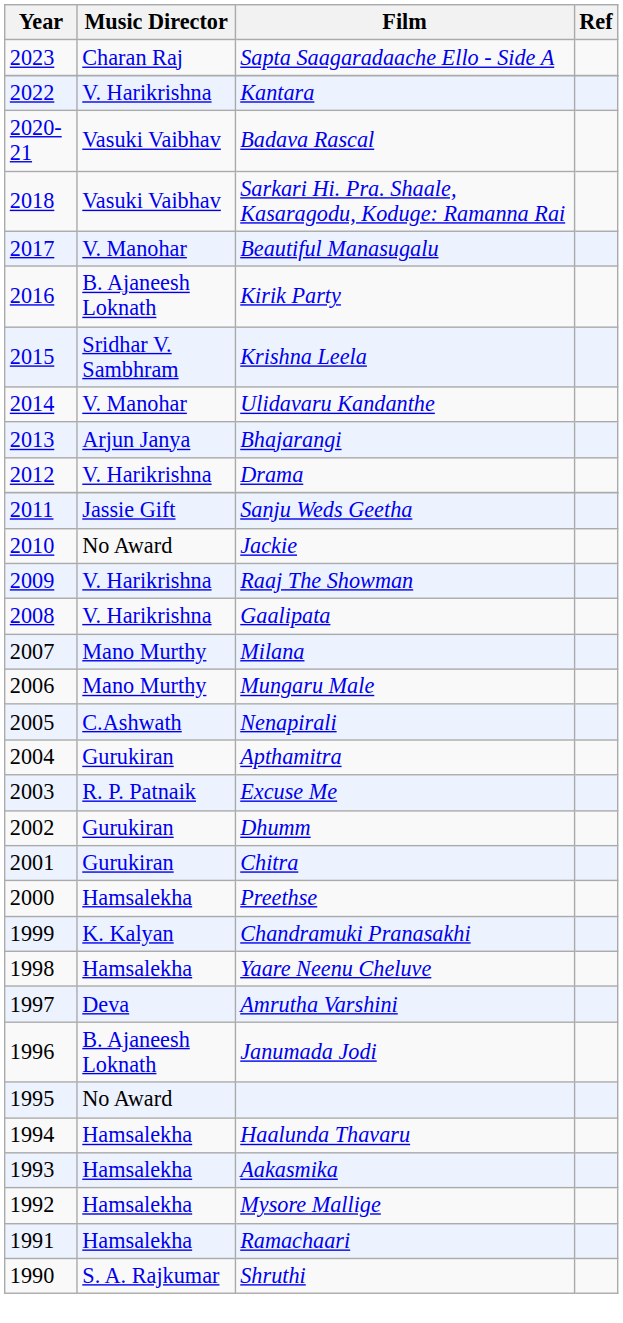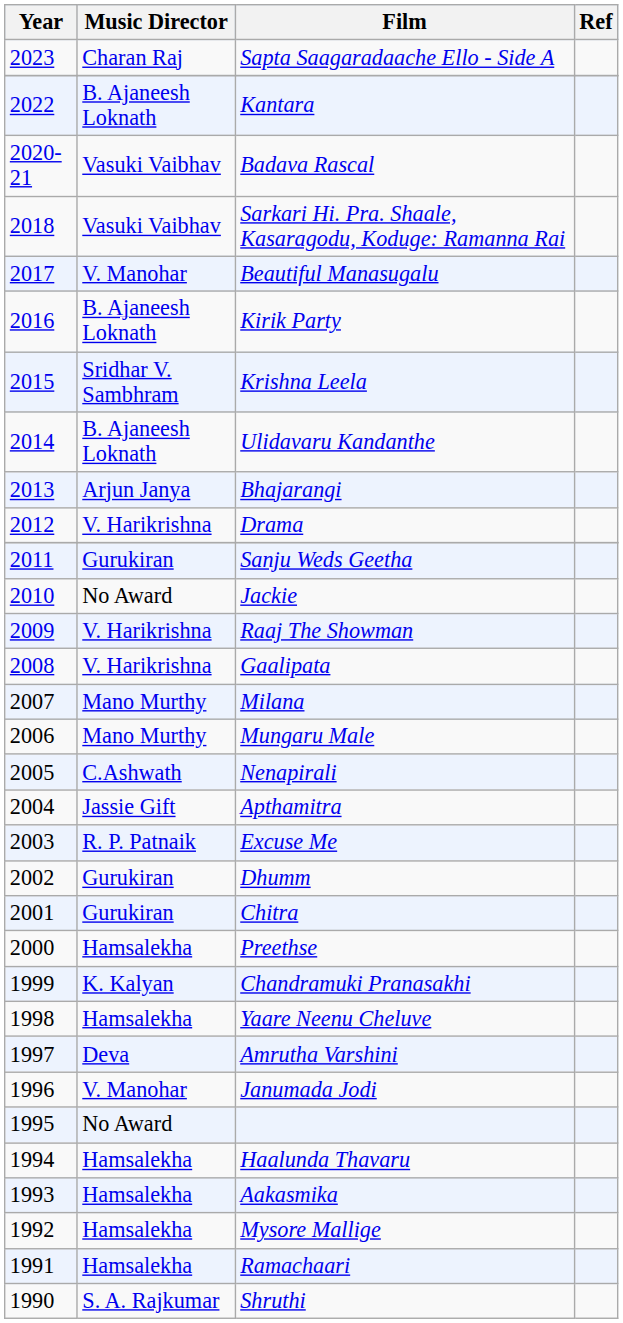(147, 92) V. Harikrishna -> (136, 105) B. Ajaneesh Loknath
(135, 404) V. Manohar -> (136, 441) B. Ajaneesh Loknath
(129, 510) Jassie Gift -> (128, 560) Gurukiran
(128, 757) Gurukiran -> (129, 807) Jassie Gift
(136, 1051) B. Ajaneesh Loknath -> (135, 1089) V. Manohar
